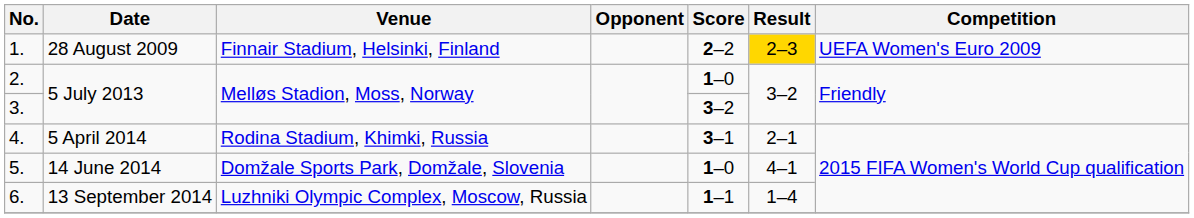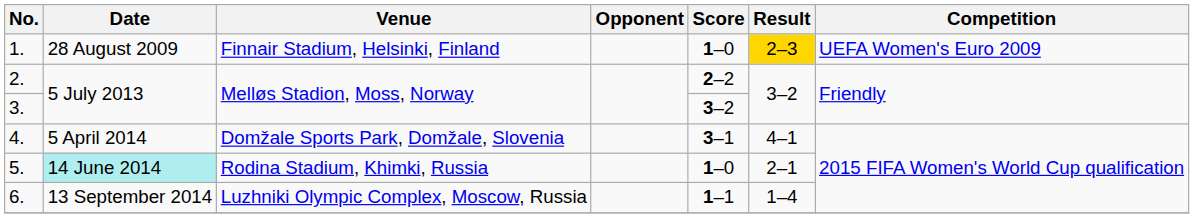(719, 49) 2–2 -> (719, 49) 1–0
(719, 78) 1–0 -> (719, 78) 2–2
(354, 138) Rodina Stadium, Khimki, Russia -> (392, 138) Domžale Sports Park, Domžale, Slovenia
(782, 138) 2–1 -> (782, 138) 4–1
(104, 167) no background -> (104, 167) paleturquoise background
(392, 167) Domžale Sports Park, Domžale, Slovenia -> (354, 167) Rodina Stadium, Khimki, Russia
(782, 167) 4–1 -> (782, 167) 2–1
